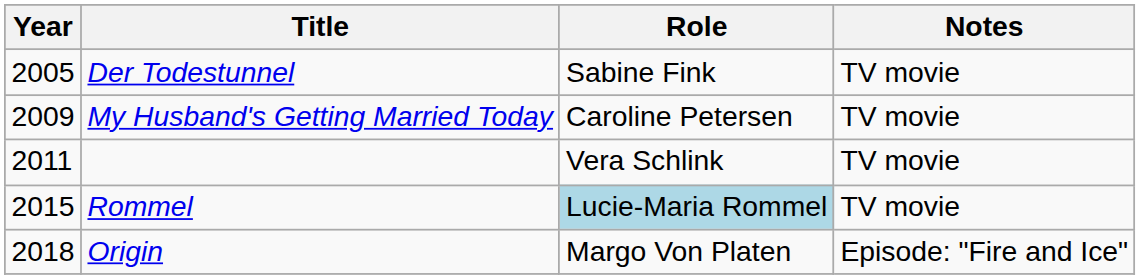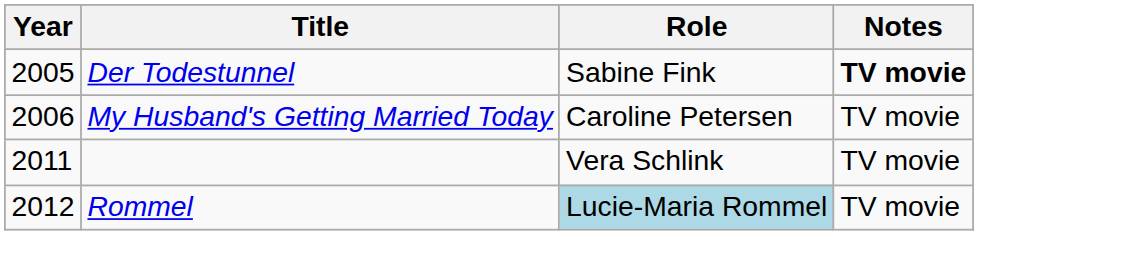(900, 71) normal -> (903, 71) bold
(43, 116) 2009 -> (43, 116) 2006
(43, 206) 2015 -> (43, 206) 2012
- row: (125, 251)
